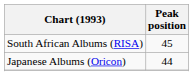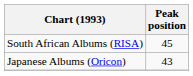(167, 61) 44 -> (167, 61) 43
